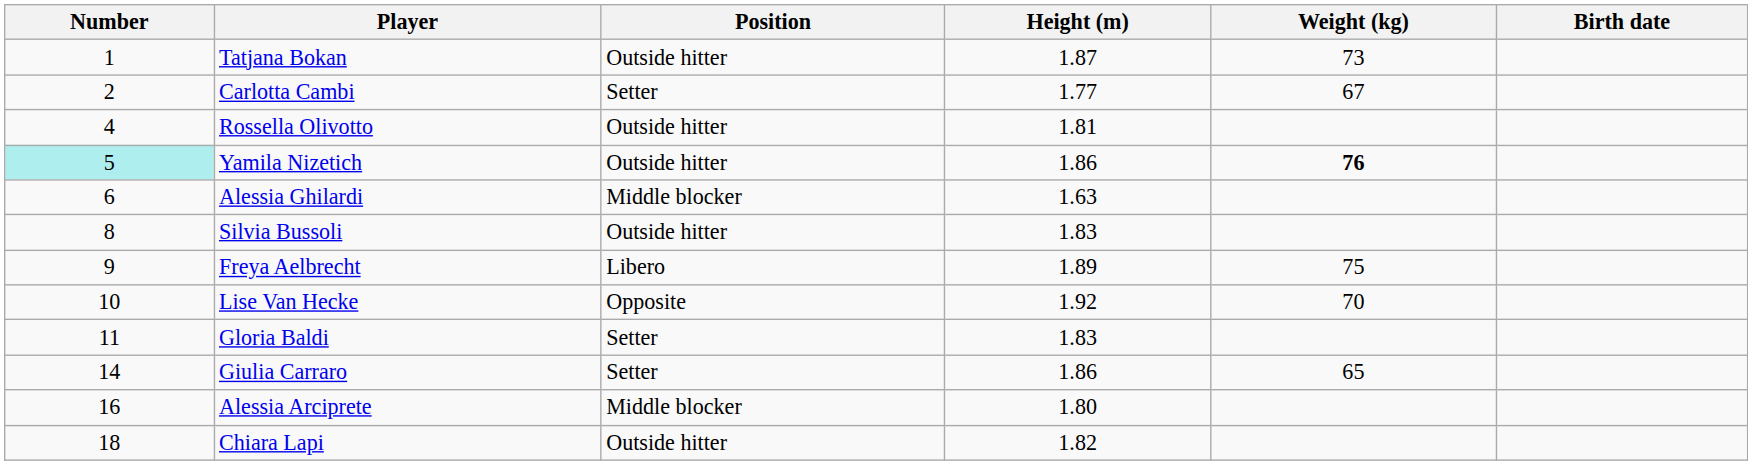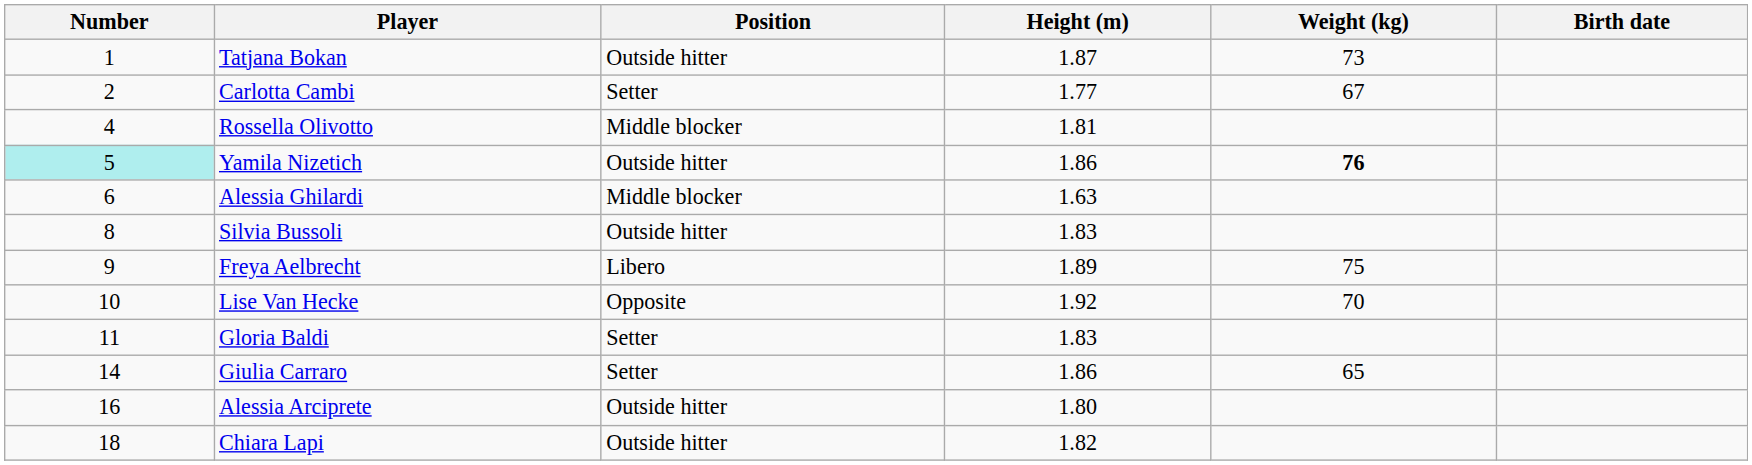(667, 127) Outside hitter -> (674, 127) Middle blocker
(674, 407) Middle blocker -> (667, 407) Outside hitter
